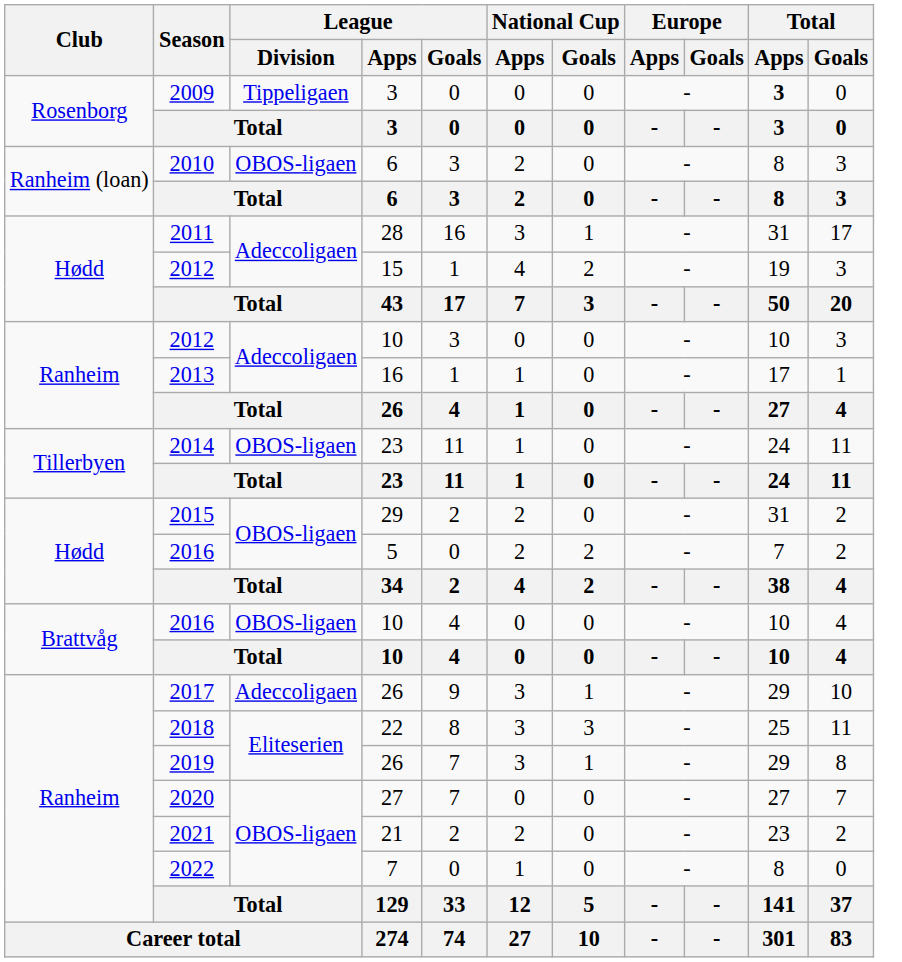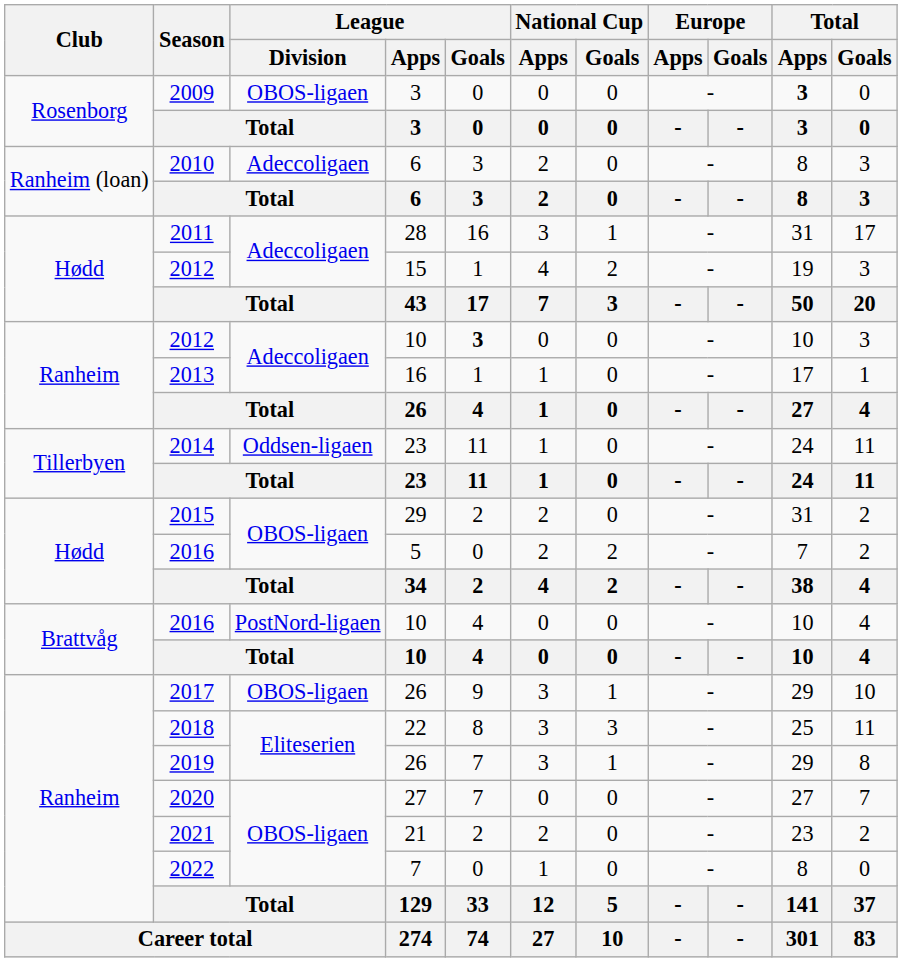(296, 92) Tippeligaen -> (308, 92) OBOS-ligaen
(296, 163) OBOS-ligaen -> (308, 163) Adeccoligaen
(454, 339) normal -> (478, 339) bold
(296, 445) OBOS-ligaen -> (308, 445) Oddsen-ligaen
(296, 621) OBOS-ligaen -> (308, 621) PostNord-ligaen
(296, 692) Adeccoligaen -> (308, 692) OBOS-ligaen
